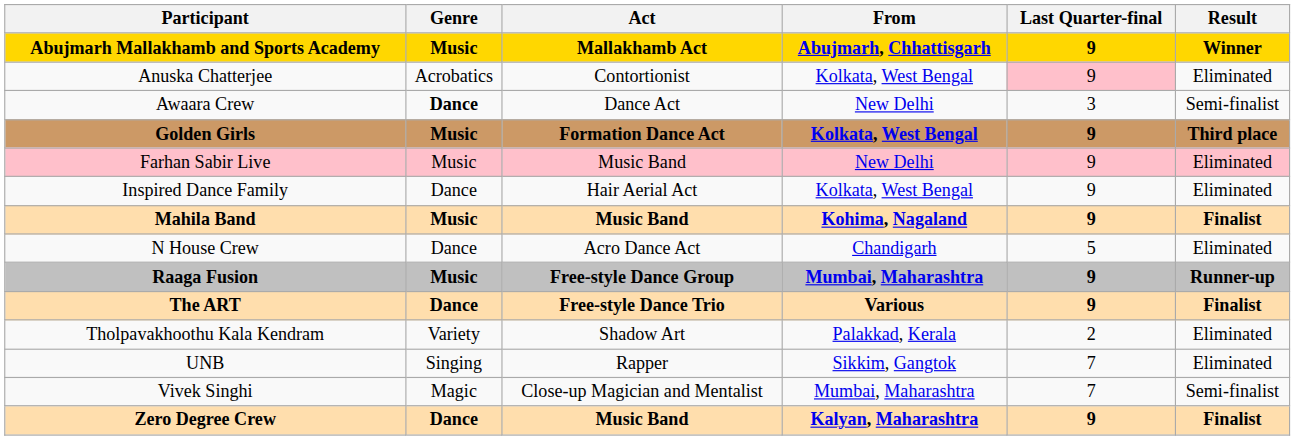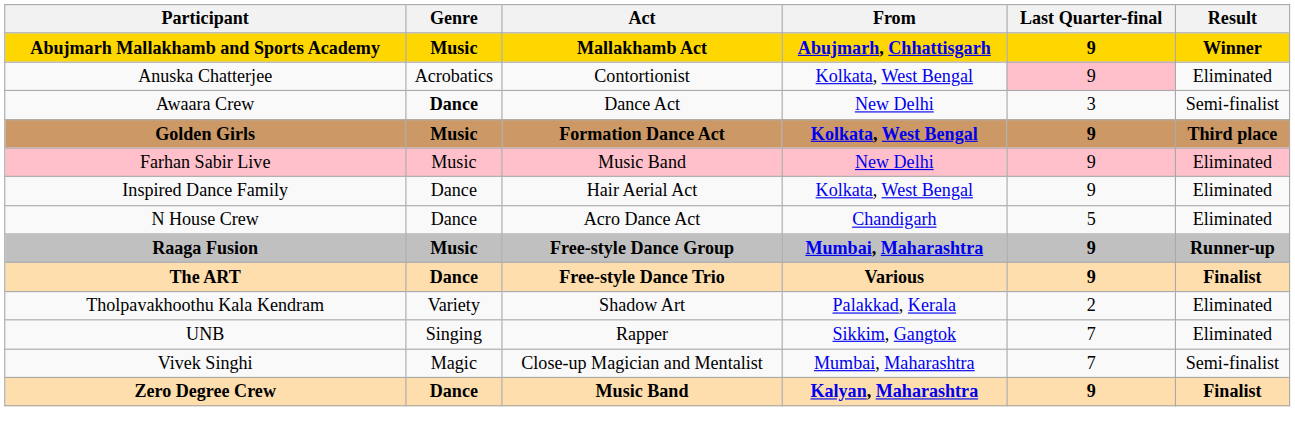- row: (205, 219)
